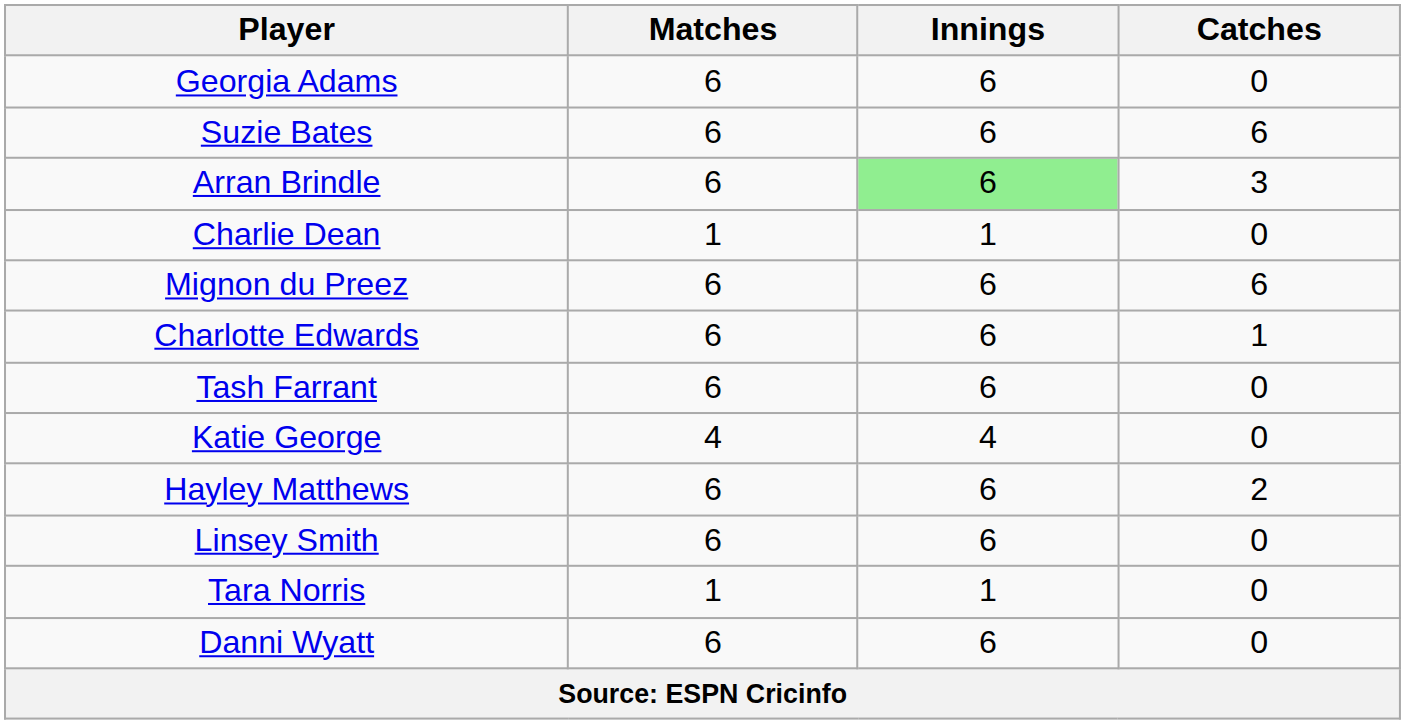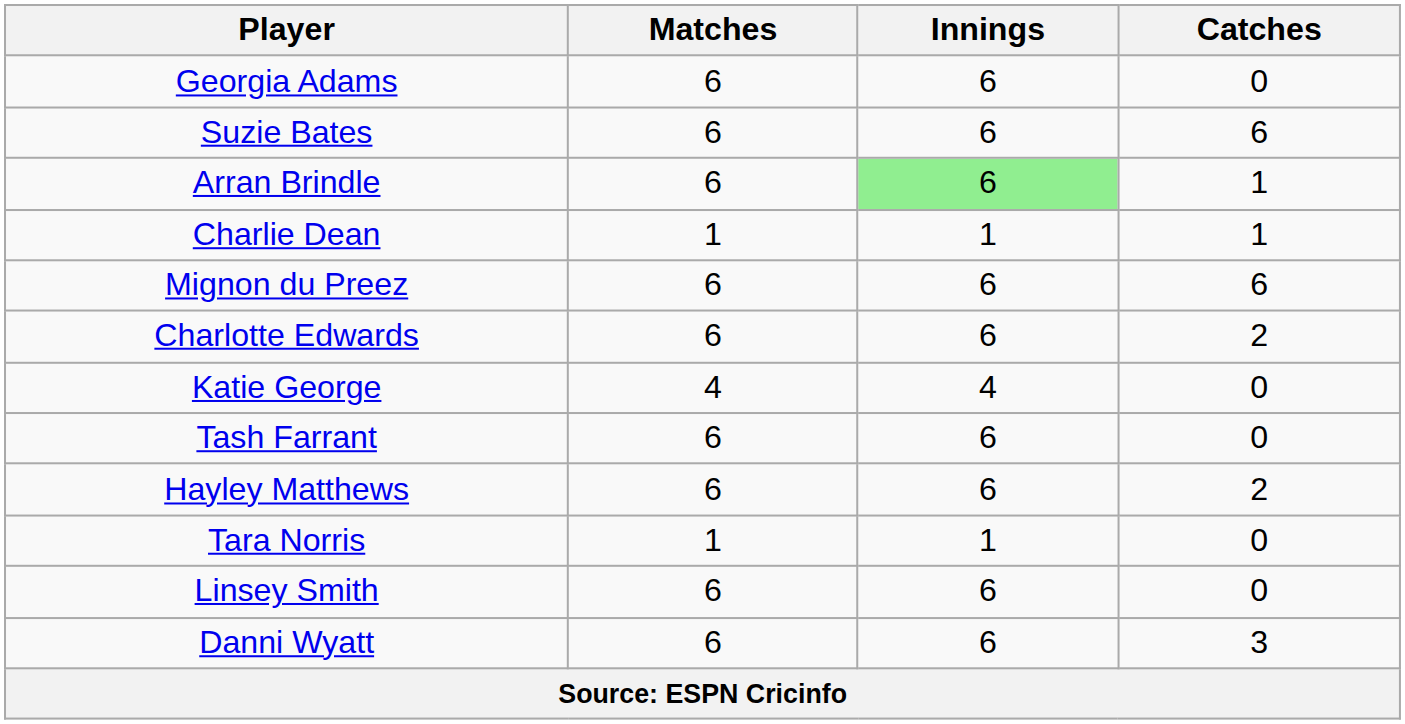(1259, 183) 3 -> (1259, 183) 1
(1259, 234) 0 -> (1259, 234) 1
(1259, 336) 1 -> (1259, 336) 2
rows swapped: (287, 387) <-> (287, 438)
rows swapped: (287, 591) <-> (287, 540)
(1259, 642) 0 -> (1259, 642) 3
